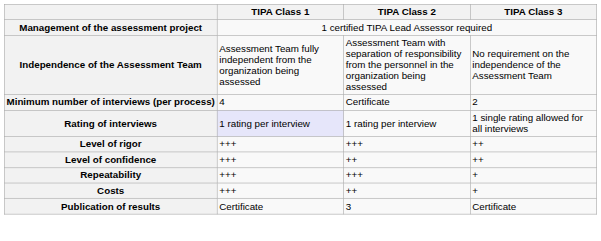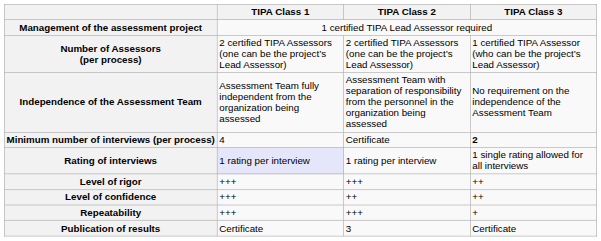+ row: (111, 54)
(475, 102) normal -> (475, 140) bold
- row: (111, 190)
